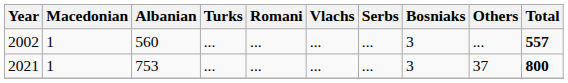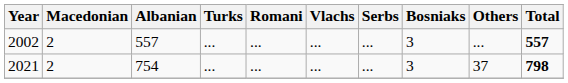(50, 41) 1 -> (50, 41) 2
(147, 41) 560 -> (147, 41) 557
(50, 66) 1 -> (50, 66) 2
(147, 66) 753 -> (147, 66) 754
(537, 66) 800 -> (537, 66) 798
